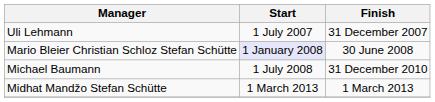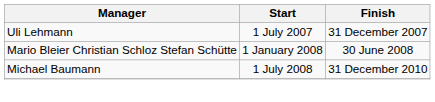(283, 50) lavender background -> (283, 50) no background
- row: (87, 87)
